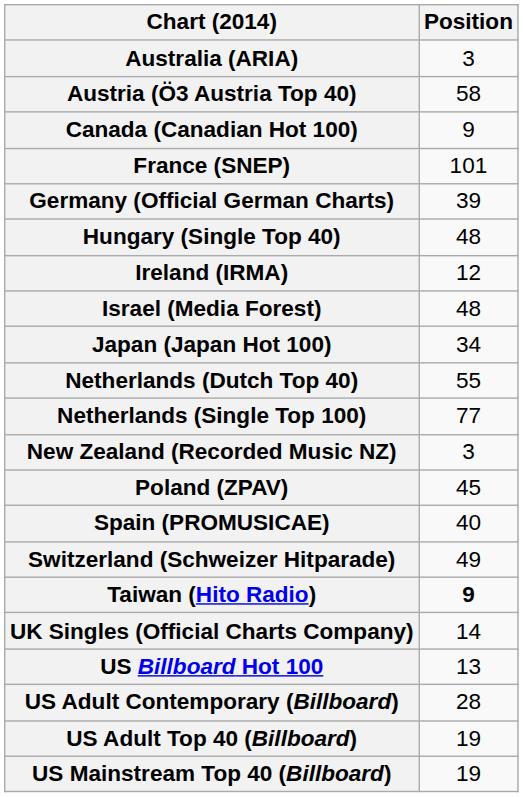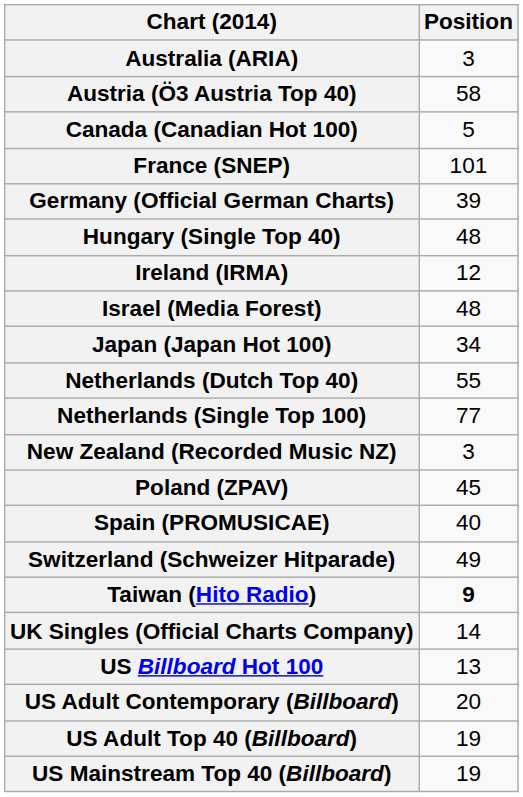(468, 129) 9 -> (468, 129) 5
(468, 702) 28 -> (468, 702) 20
